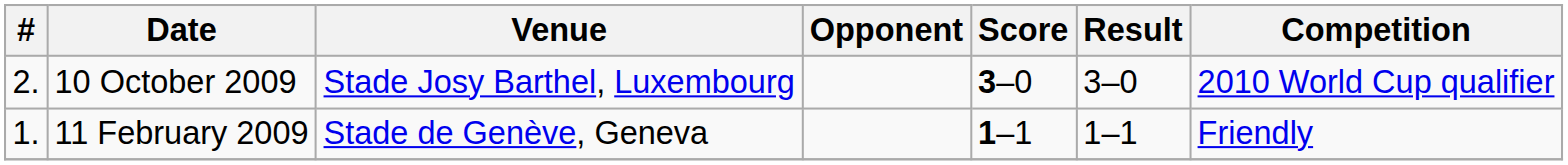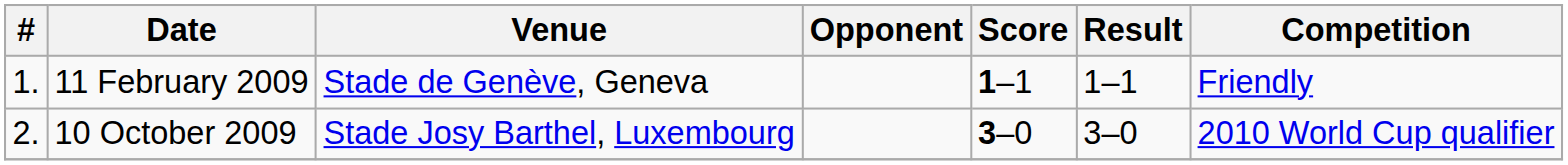rows swapped: (182, 133) <-> (176, 81)
